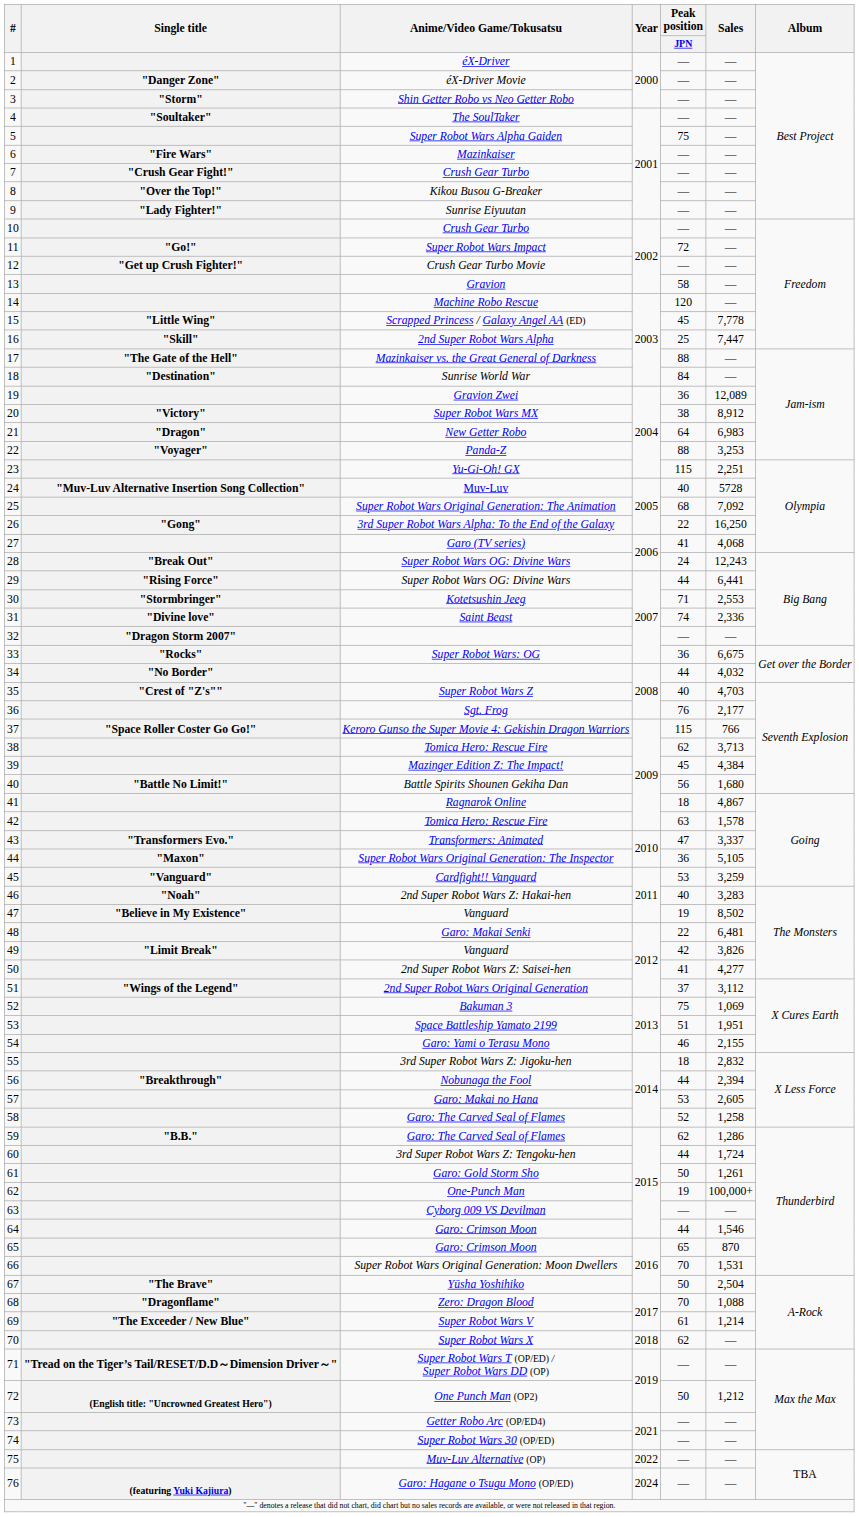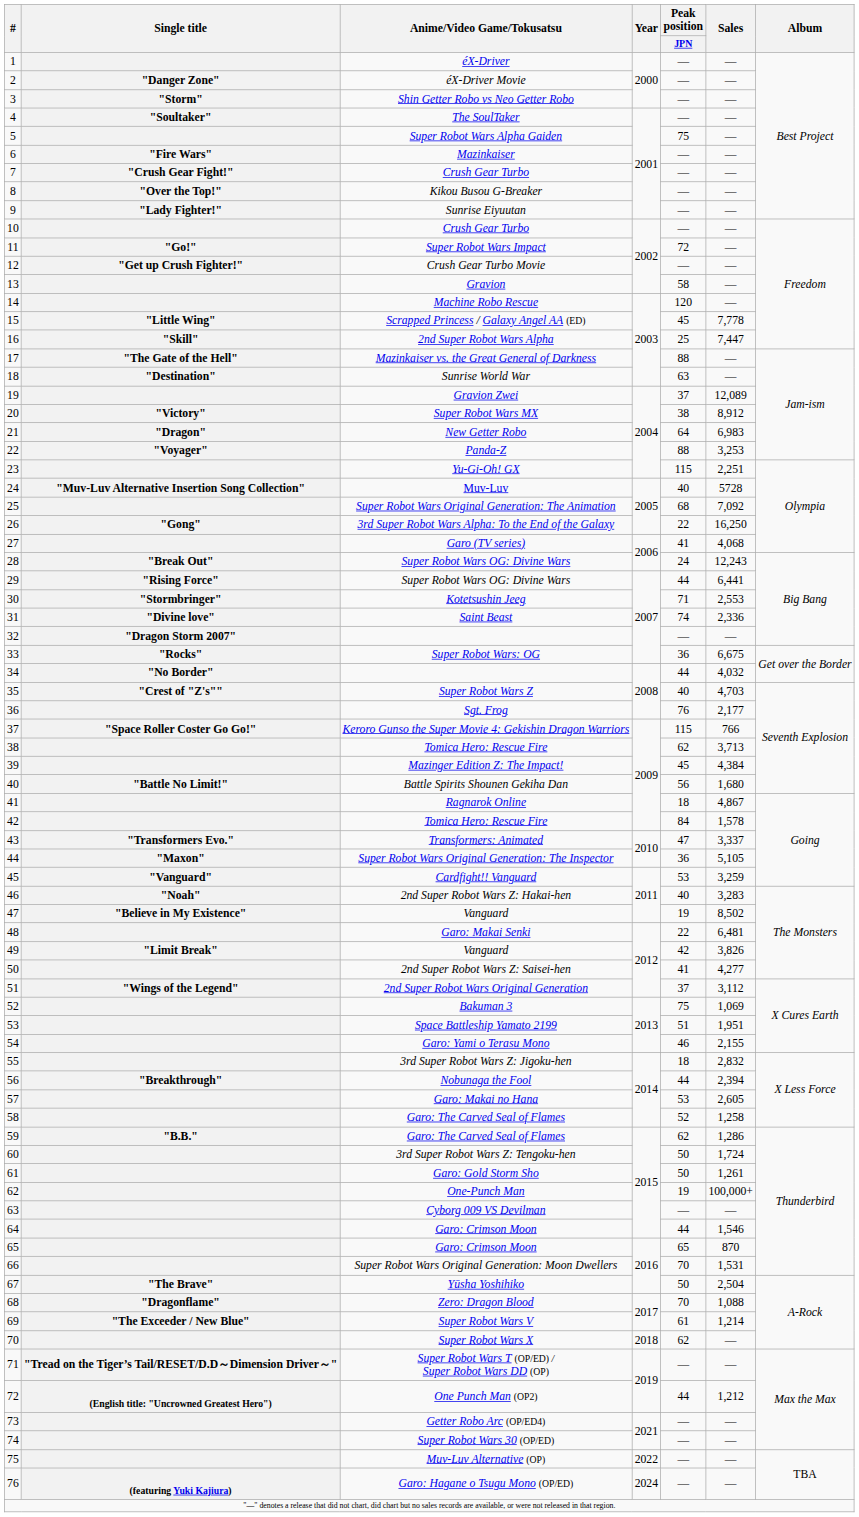(683, 376) 84 -> (683, 376) 63
(683, 395) 36 -> (683, 395) 37
(683, 821) 63 -> (683, 821) 84
(683, 1154) 44 -> (683, 1154) 50
(683, 1396) 50 -> (683, 1396) 44
